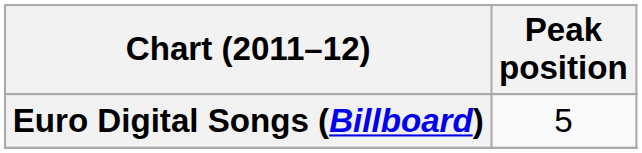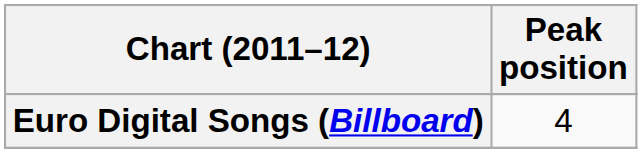(563, 120) 5 -> (563, 120) 4
